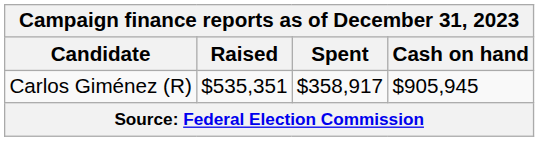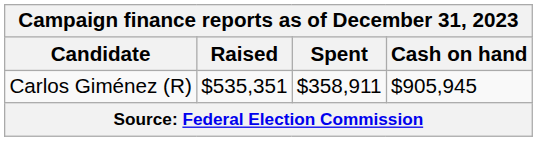(340, 86) $358,917 -> (339, 86) $358,911
